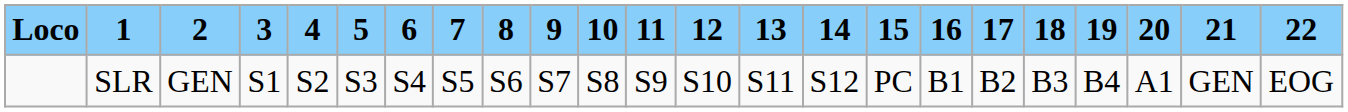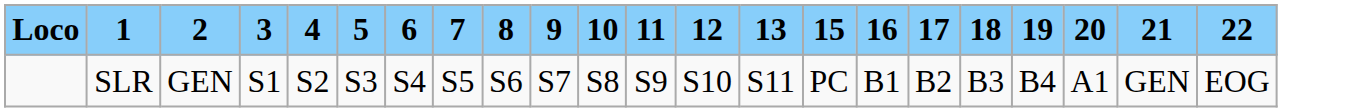- column: (834, 29)
